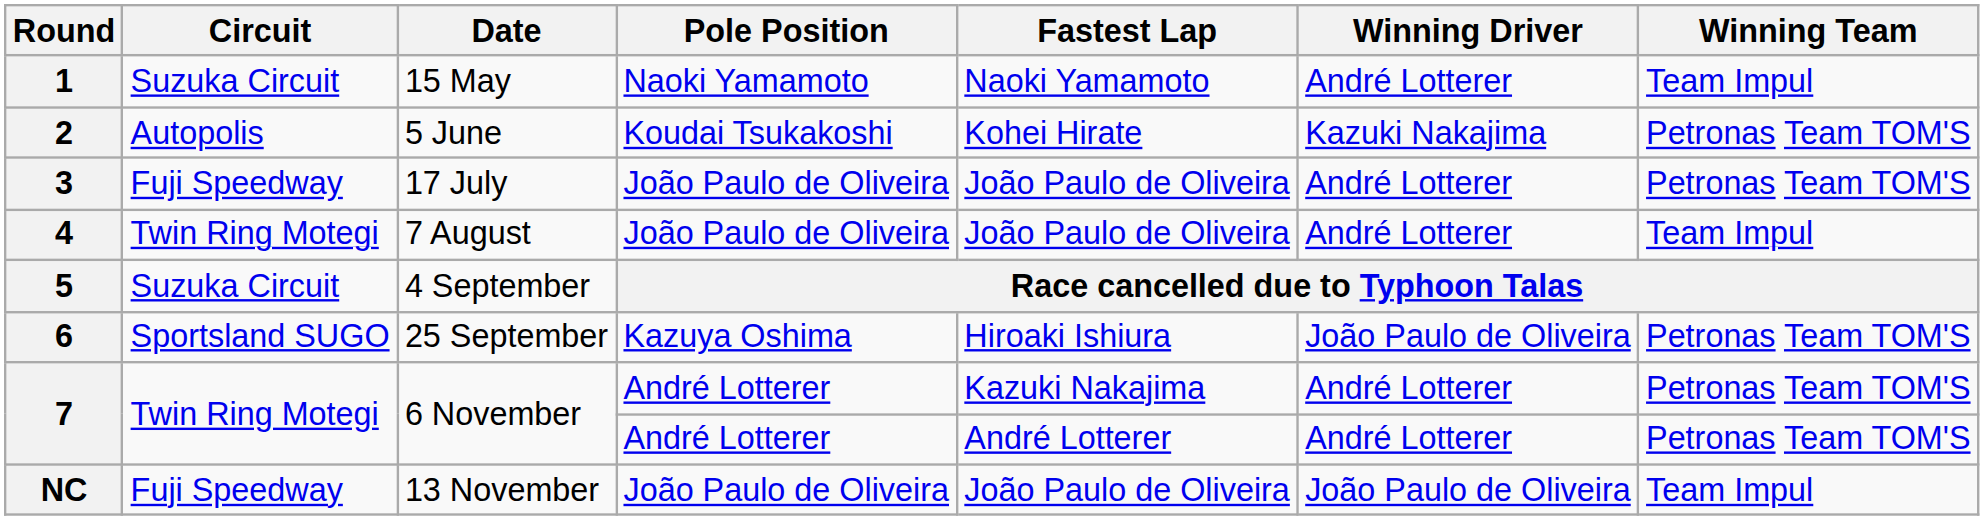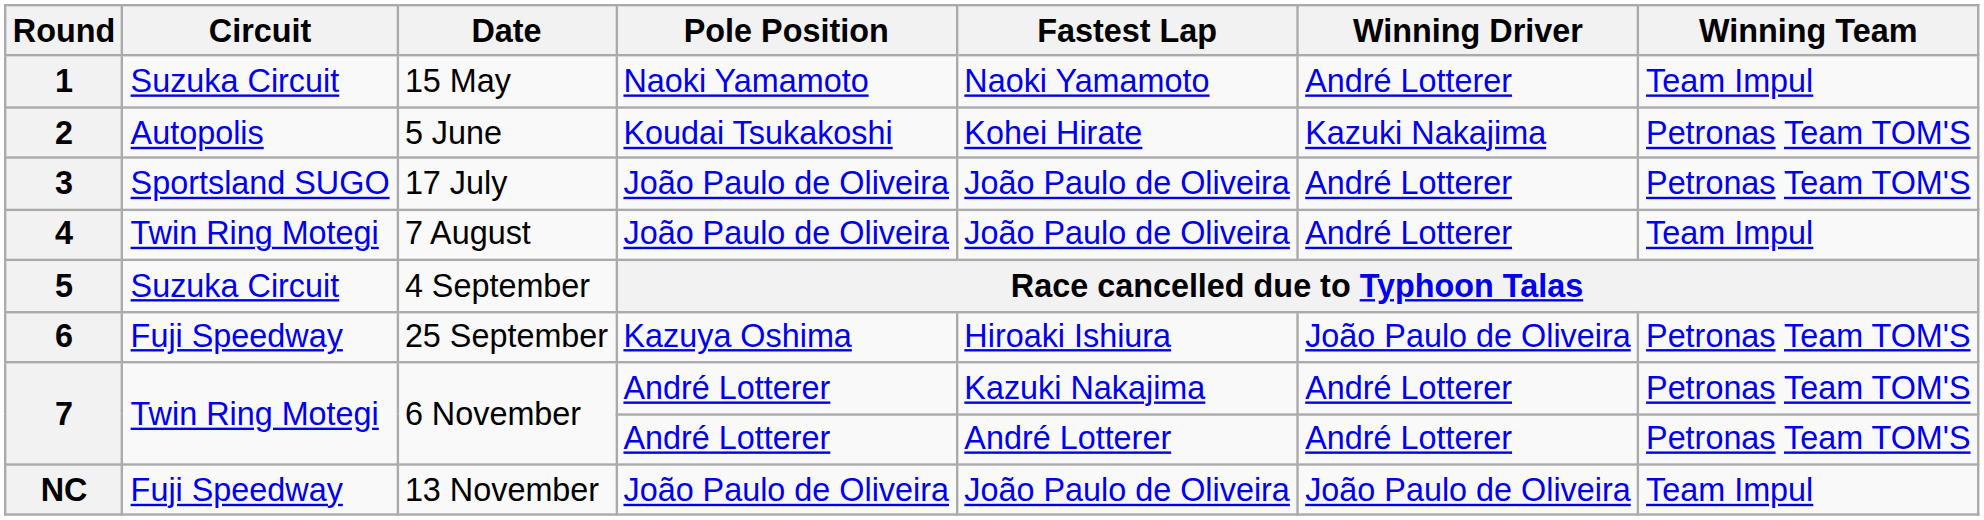(237, 183) Fuji Speedway -> (260, 183) Sportsland SUGO
(260, 336) Sportsland SUGO -> (237, 336) Fuji Speedway
